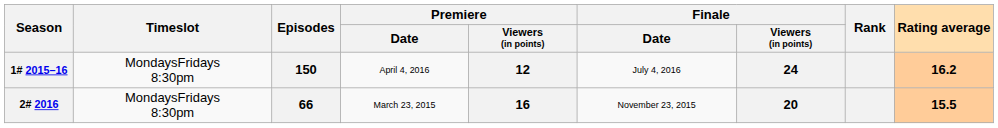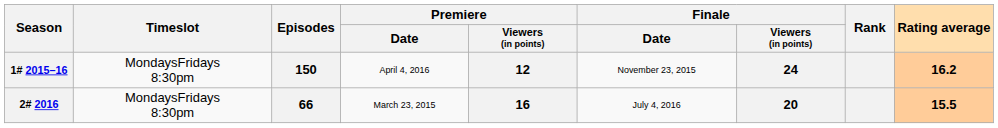(657, 70) July 4, 2016 -> (657, 70) November 23, 2015
(657, 105) November 23, 2015 -> (657, 105) July 4, 2016
